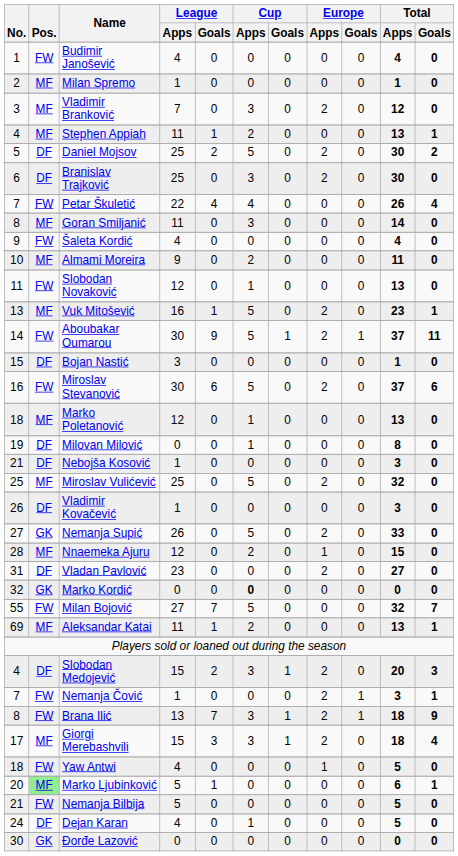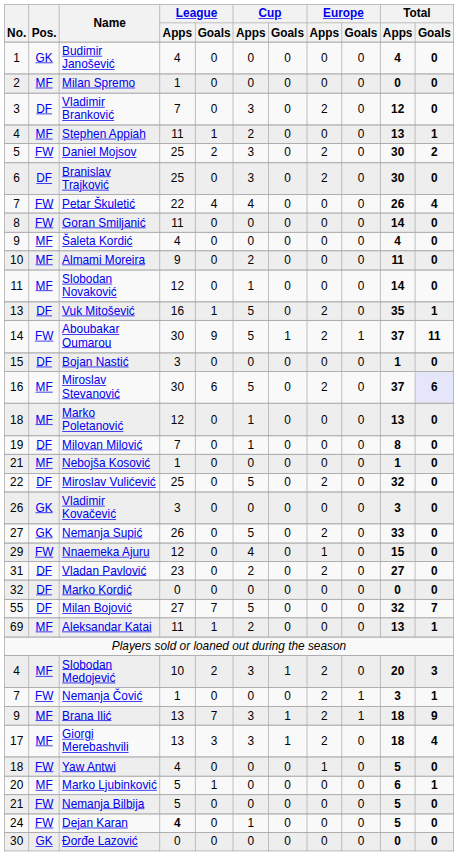(44, 58) FW -> (44, 58) GK
(398, 83) 1 -> (398, 83) 0
(44, 108) MF -> (44, 108) DF
(44, 153) DF -> (44, 153) FW
(251, 153) 5 -> (251, 153) 3
(44, 222) MF -> (44, 222) FW
(251, 222) 3 -> (251, 222) 0
(44, 241) FW -> (44, 241) MF
(44, 285) FW -> (44, 285) MF
(398, 285) 13 -> (398, 285) 14
(44, 311) MF -> (44, 311) DF
(398, 311) 23 -> (398, 311) 35
(44, 387) FW -> (44, 387) MF
(434, 387) no background -> (434, 387) lavender background
(177, 445) 0 -> (177, 445) 7
(44, 463) DF -> (44, 463) MF
(398, 463) 3 -> (398, 463) 1
(17, 482) 25 -> (17, 482) 22
(44, 482) MF -> (44, 482) DF
(44, 508) DF -> (44, 508) GK
(177, 508) 1 -> (177, 508) 3
(17, 552) 28 -> (17, 552) 29
(44, 552) MF -> (44, 552) FW
(251, 552) 2 -> (251, 552) 4
(251, 571) 0 -> (251, 571) 2
(44, 589) GK -> (44, 589) DF
(251, 589) bold -> (251, 589) normal
(44, 608) FW -> (44, 608) DF
(44, 671) DF -> (44, 671) MF
(177, 671) 15 -> (177, 671) 10
(17, 715) 8 -> (17, 715) 9
(44, 715) FW -> (44, 715) MF
(177, 741) 15 -> (177, 741) 13
(44, 785) lightgreen background -> (44, 785) no background
(44, 823) DF -> (44, 823) FW
(177, 823) normal -> (177, 823) bold
